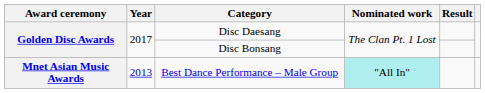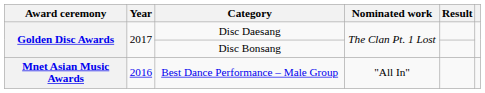(141, 72) 2013 -> (141, 72) 2016
(392, 72) paleturquoise background -> (392, 72) no background
